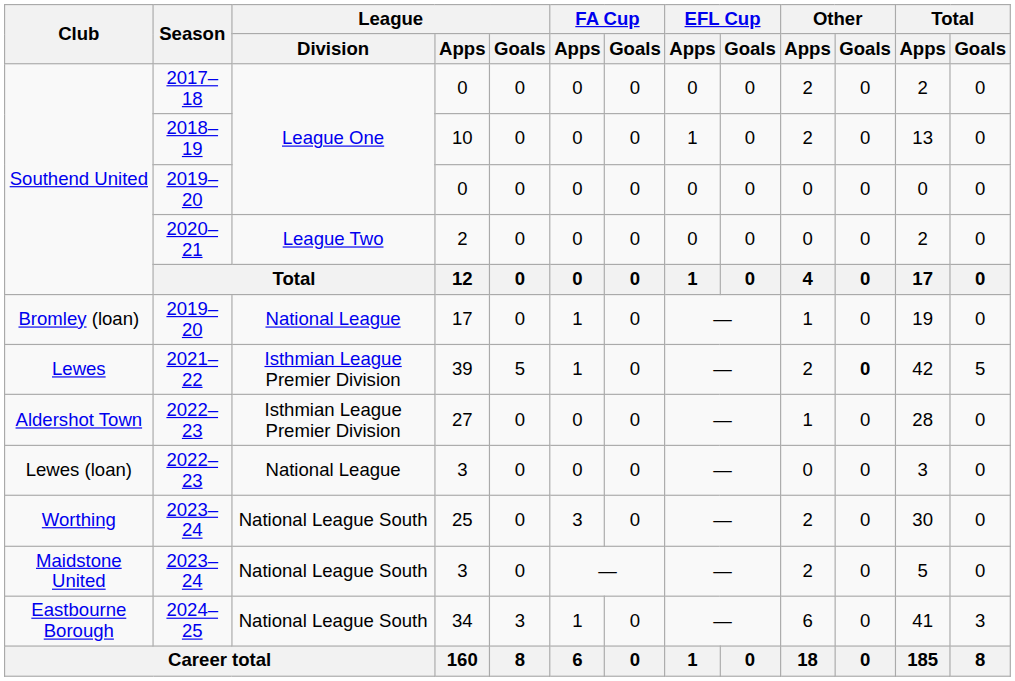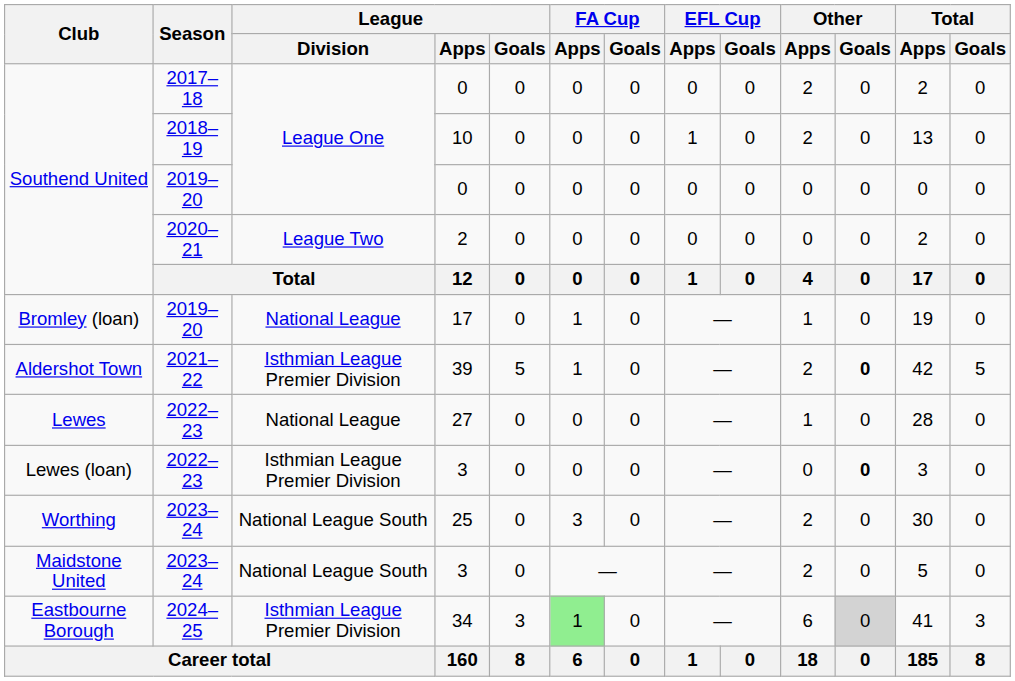(79, 369) Lewes -> (79, 369) Aldershot Town
(79, 419) Aldershot Town -> (79, 419) Lewes
(333, 419) Isthmian League Premier Division -> (333, 419) National League
(333, 470) National League -> (333, 470) Isthmian League Premier Division
(865, 470) normal -> (865, 470) bold
(333, 621) National League South -> (333, 621) Isthmian League Premier Division
(577, 621) no background -> (577, 621) lightgreen background
(865, 621) no background -> (865, 621) lightgrey background
